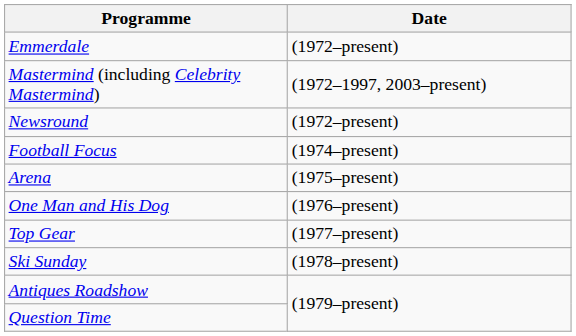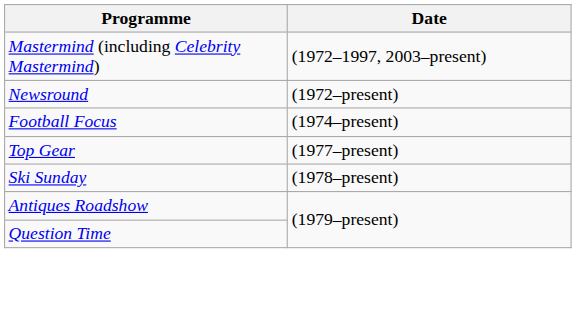- row: (49, 46)
- row: (30, 177)
- row: (89, 205)
